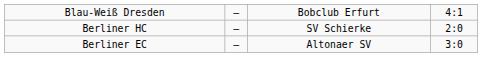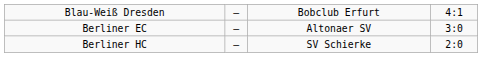rows swapped: (115, 28) <-> (115, 44)
